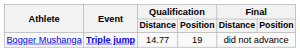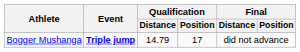(158, 40) 14.77 -> (158, 40) 14.79
(197, 40) 19 -> (197, 40) 17
